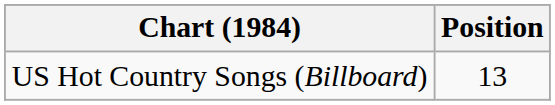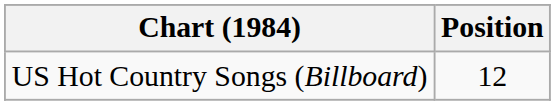(492, 75) 13 -> (492, 75) 12
